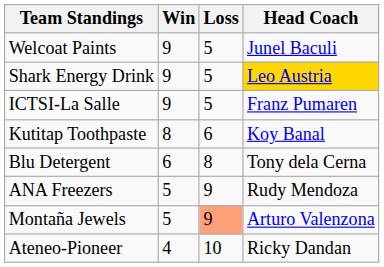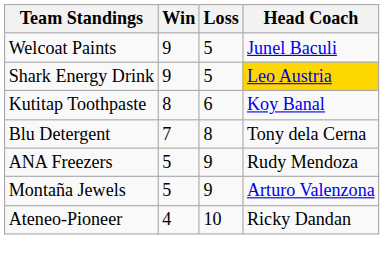- row: (64, 104)
(167, 162) 6 -> (167, 133) 7
(208, 219) lightsalmon background -> (208, 190) no background
